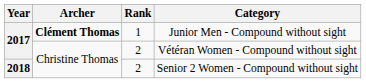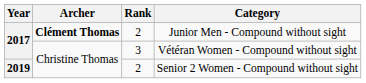(138, 31) 1 -> (138, 31) 2
(138, 50) 2 -> (138, 50) 3
(19, 68) 2018 -> (19, 68) 2019
